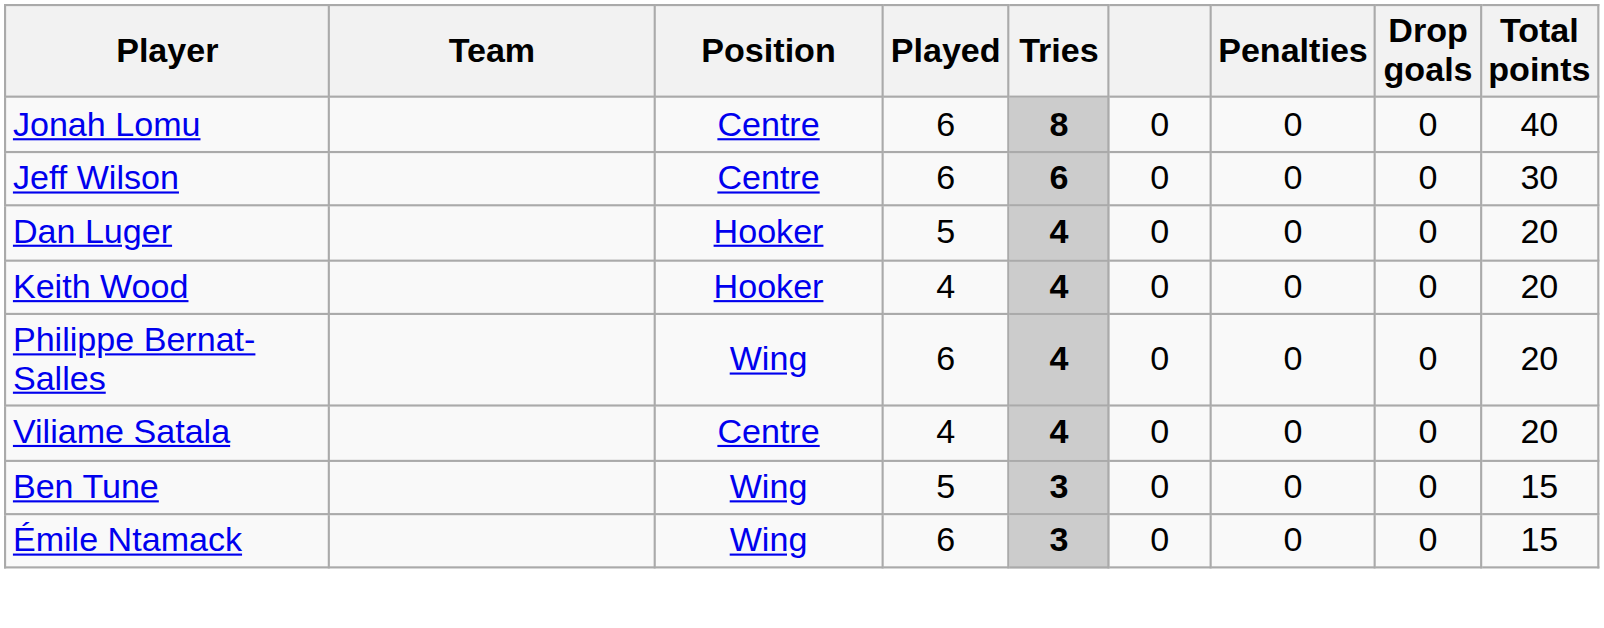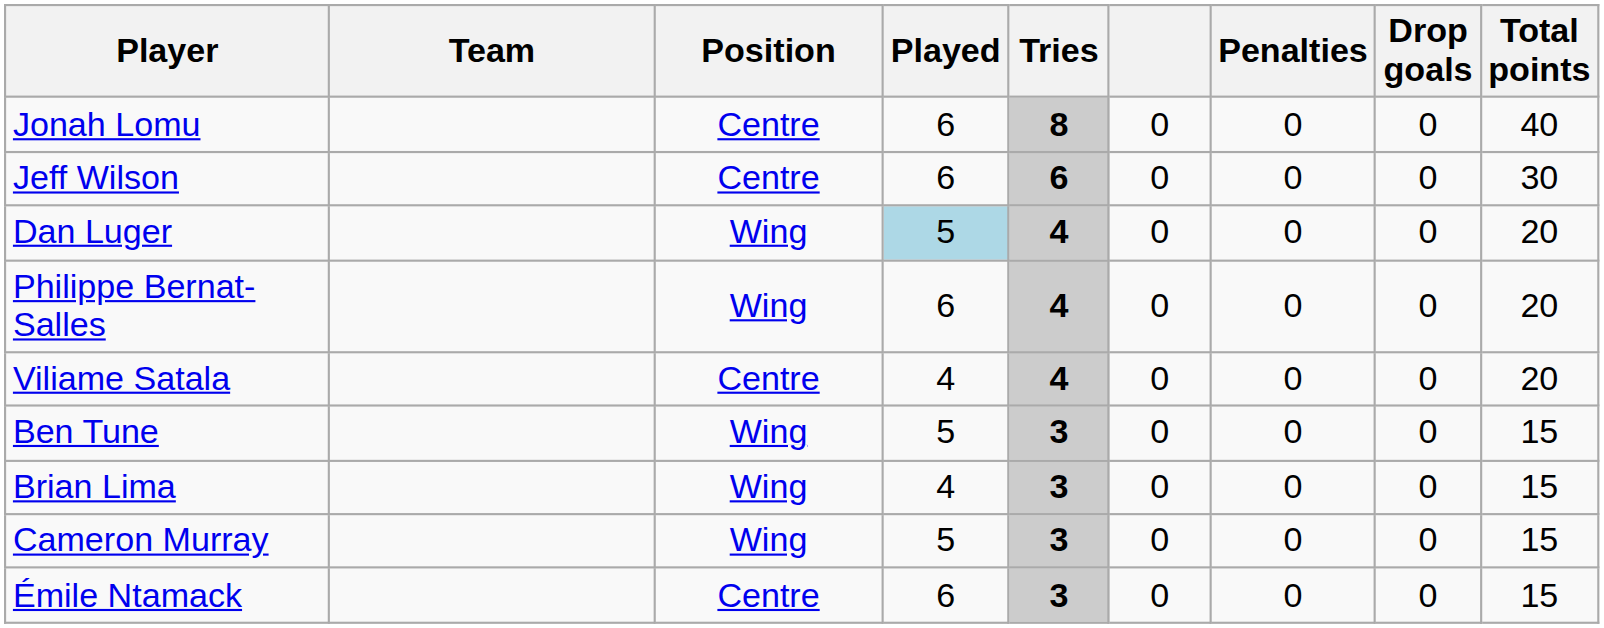(769, 232) Hooker -> (769, 232) Wing
(946, 232) no background -> (946, 232) lightblue background
- row: (101, 286)
+ row: (94, 486)
+ row: (141, 540)
(769, 540) Wing -> (769, 594) Centre
